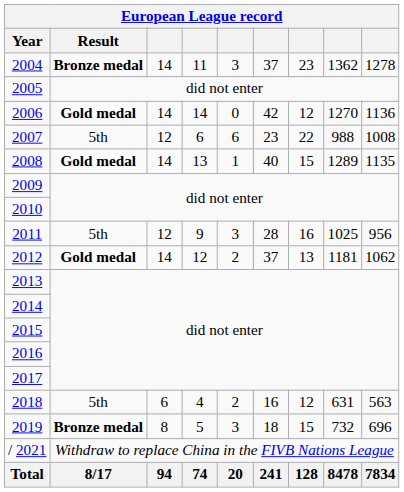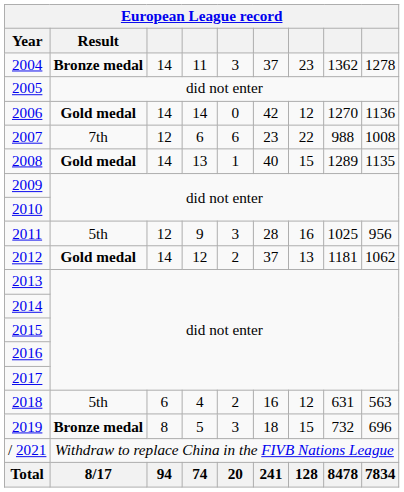(98, 137) 5th -> (98, 137) 7th
